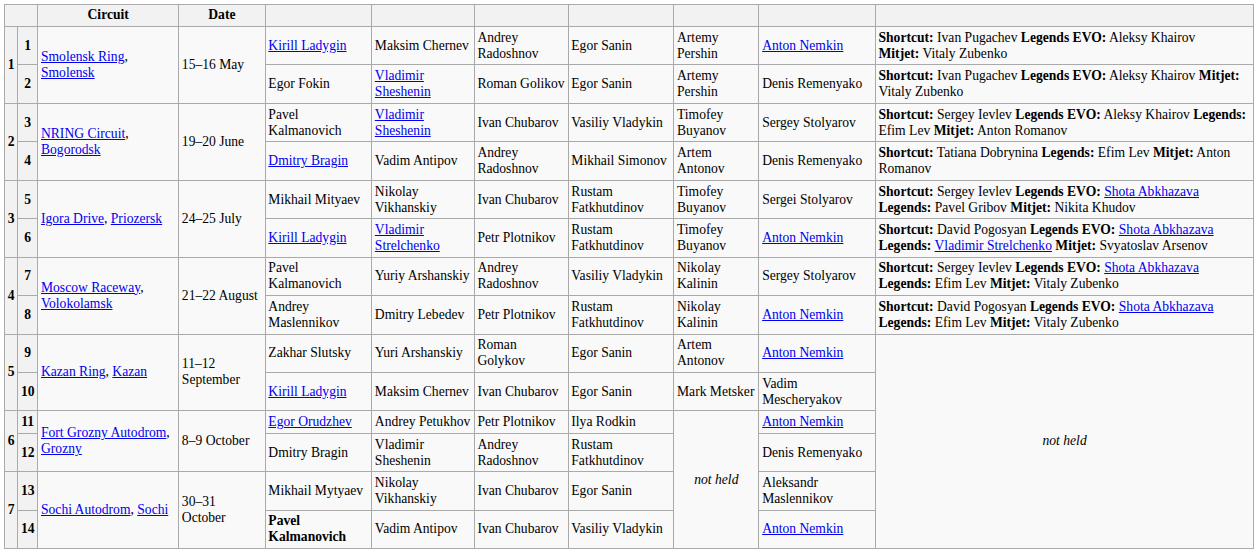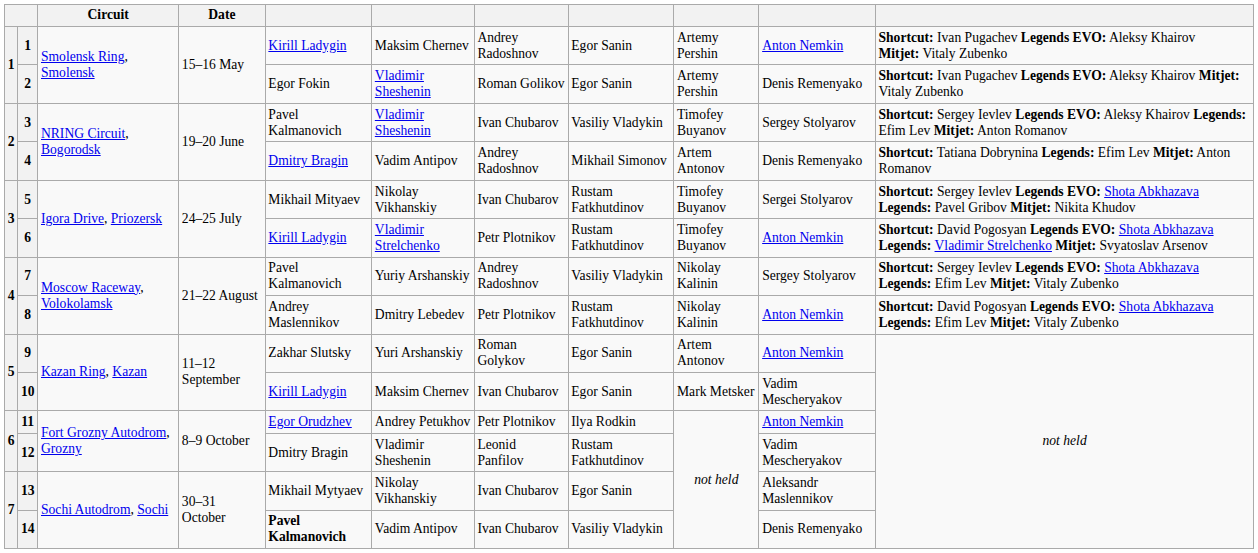(508, 452) Andrey Radoshnov -> (500, 452) Leonid Panfilov
(812, 452) Denis Remenyako -> (802, 452) Vadim Mescheryakov
(803, 529) Anton Nemkin -> (812, 529) Denis Remenyako
